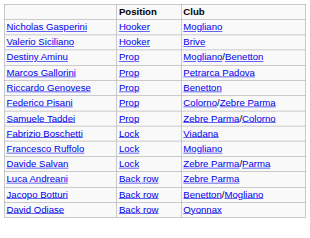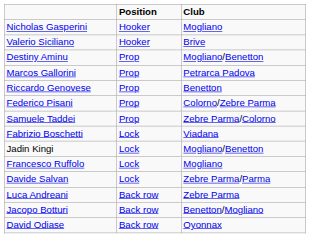+ row: (30, 149)
